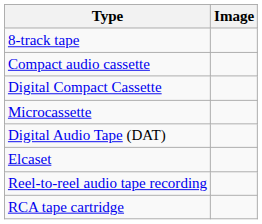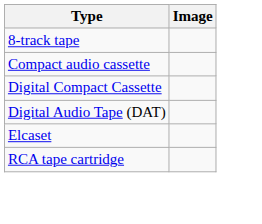- row: (50, 111)
- row: (108, 183)
